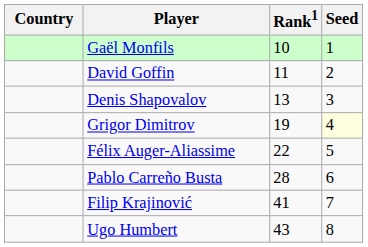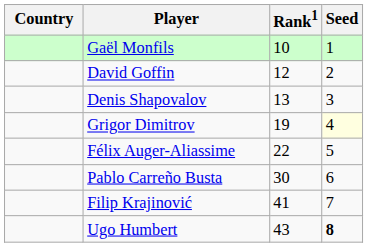(281, 73) 11 -> (281, 73) 12
(281, 177) 28 -> (281, 177) 30
(330, 228) normal -> (330, 228) bold
